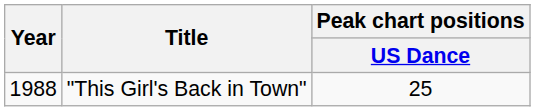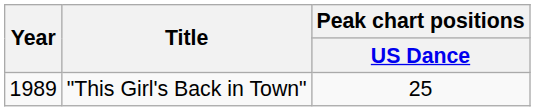(33, 88) 1988 -> (33, 88) 1989
